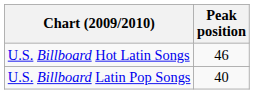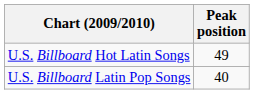(222, 54) 46 -> (222, 54) 49
